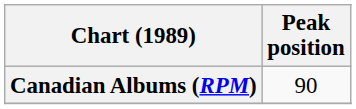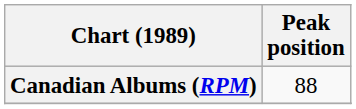(306, 84) 90 -> (306, 84) 88
